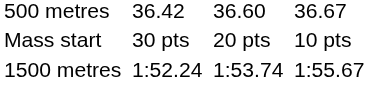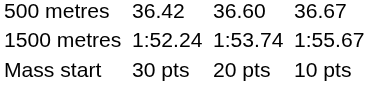rows swapped: (63, 69) <-> (53, 40)
